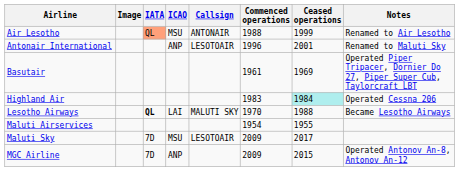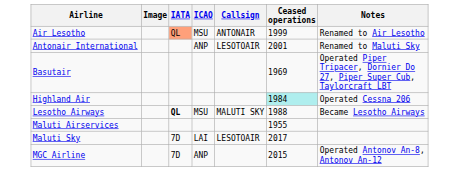- column: (266, 15)
(175, 112) LAI -> (201, 112) MSU
(175, 138) MSU -> (201, 138) LAI
